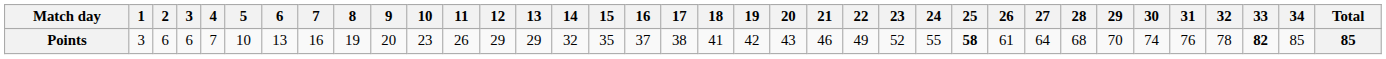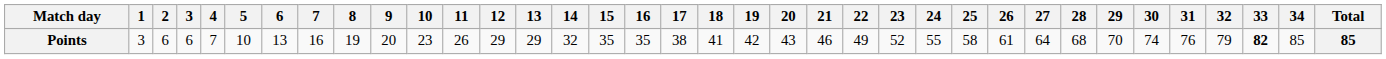(643, 40) 37 -> (643, 40) 35
(970, 40) bold -> (970, 40) normal
(1224, 40) 78 -> (1224, 40) 79
